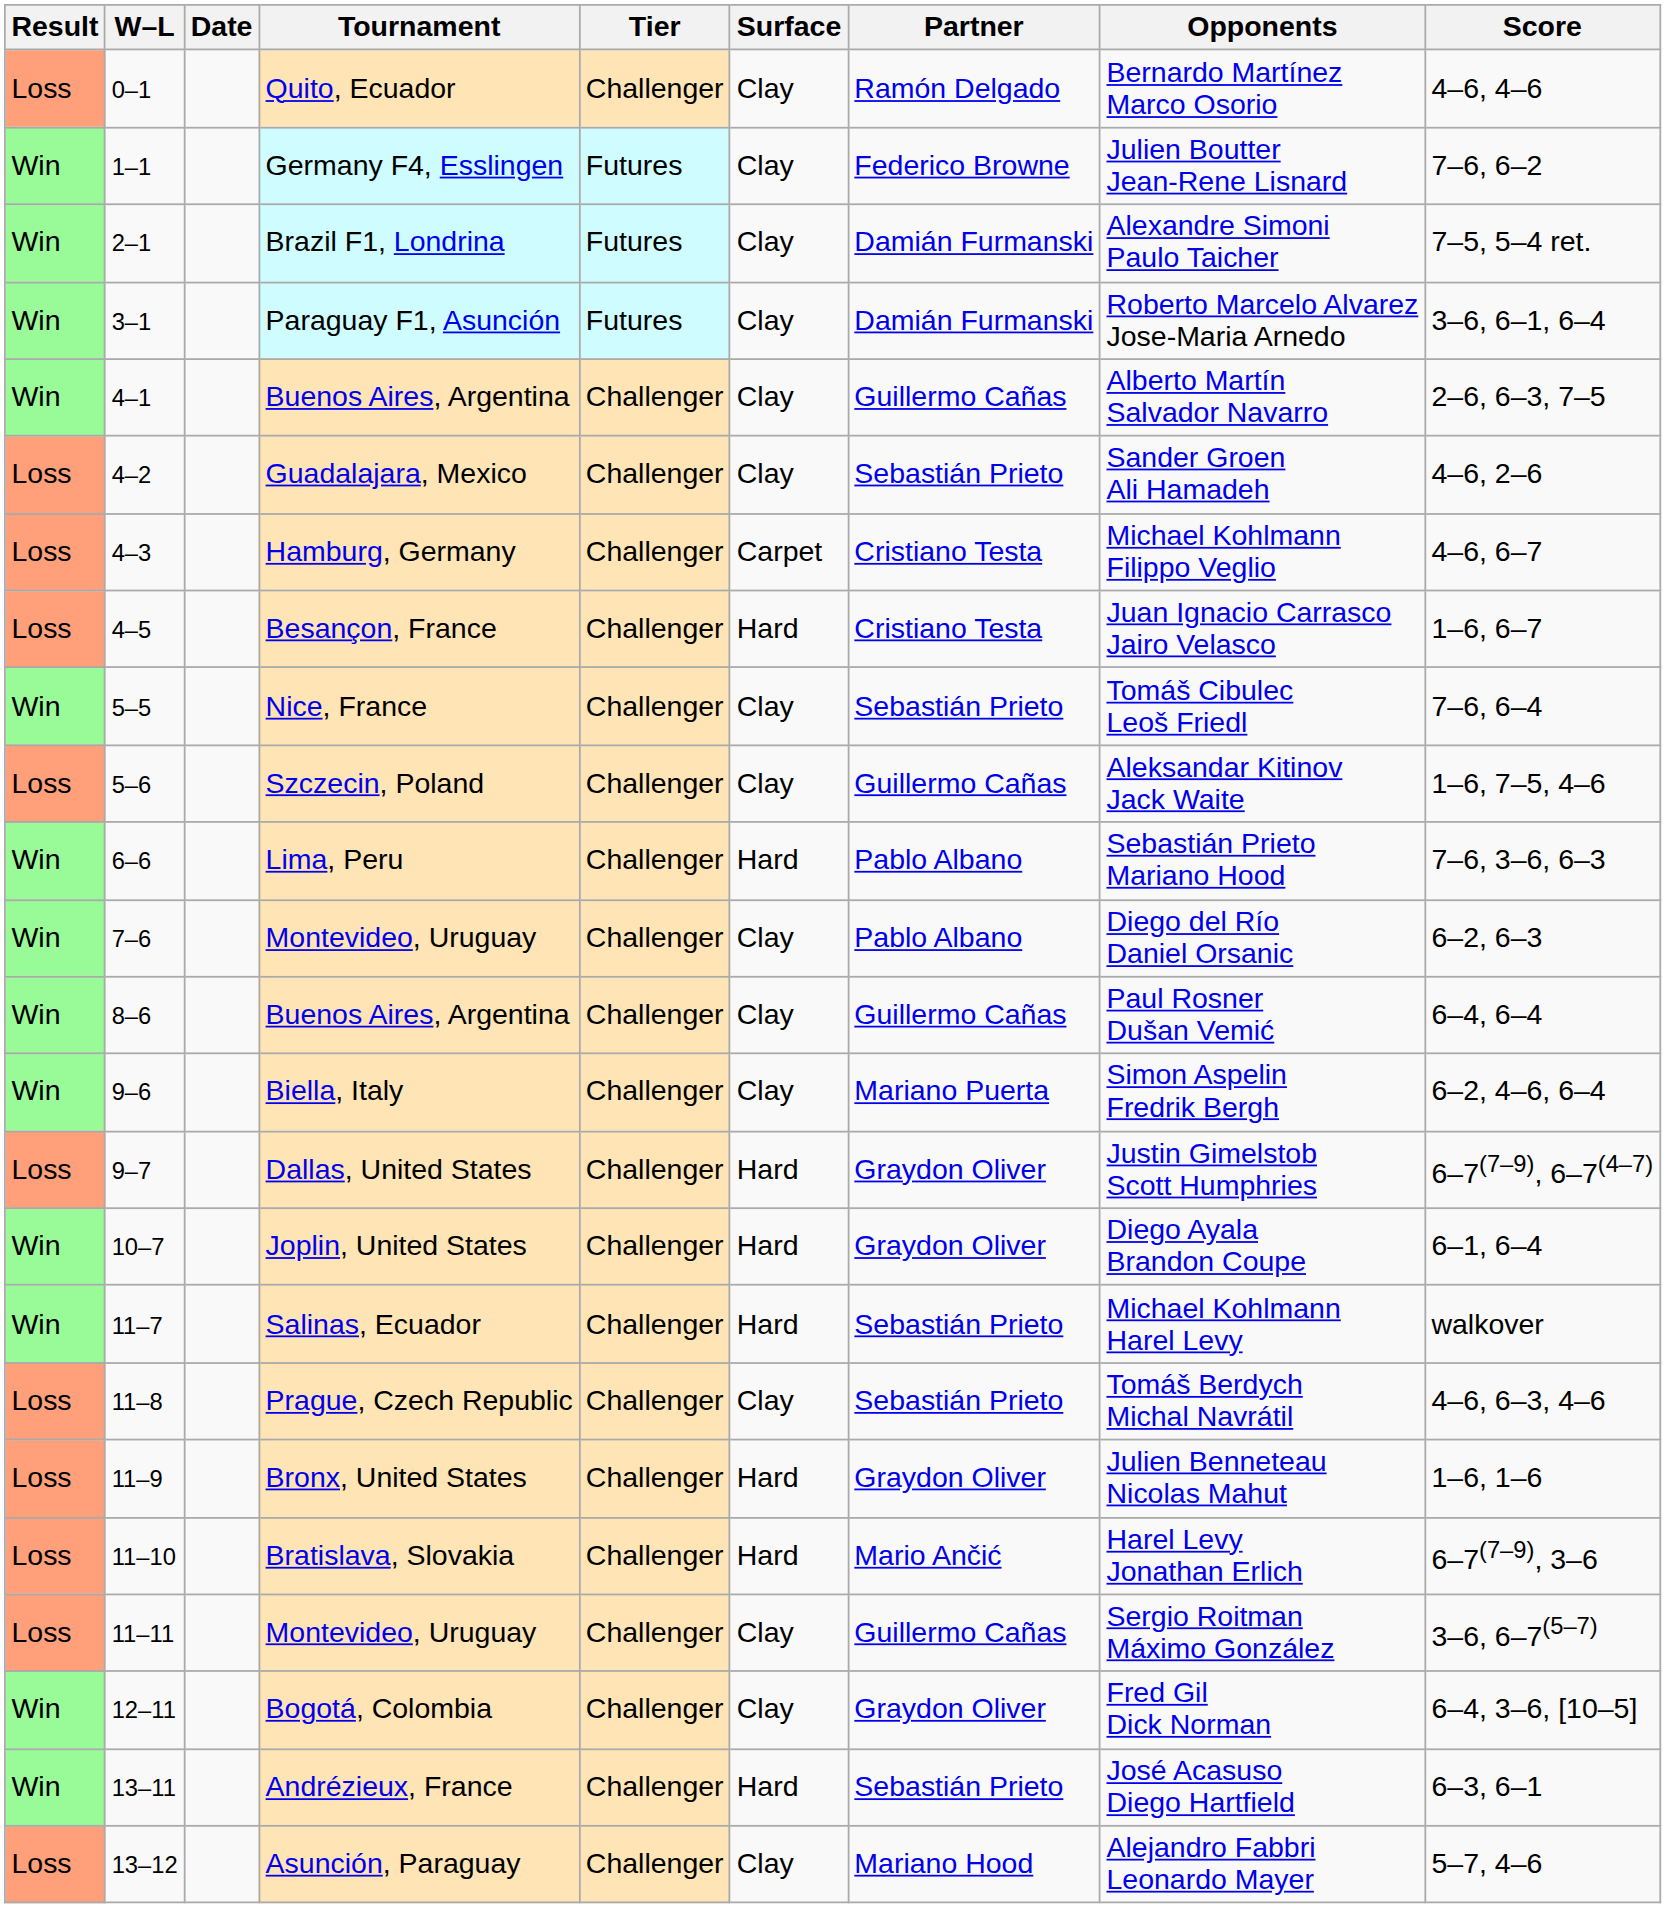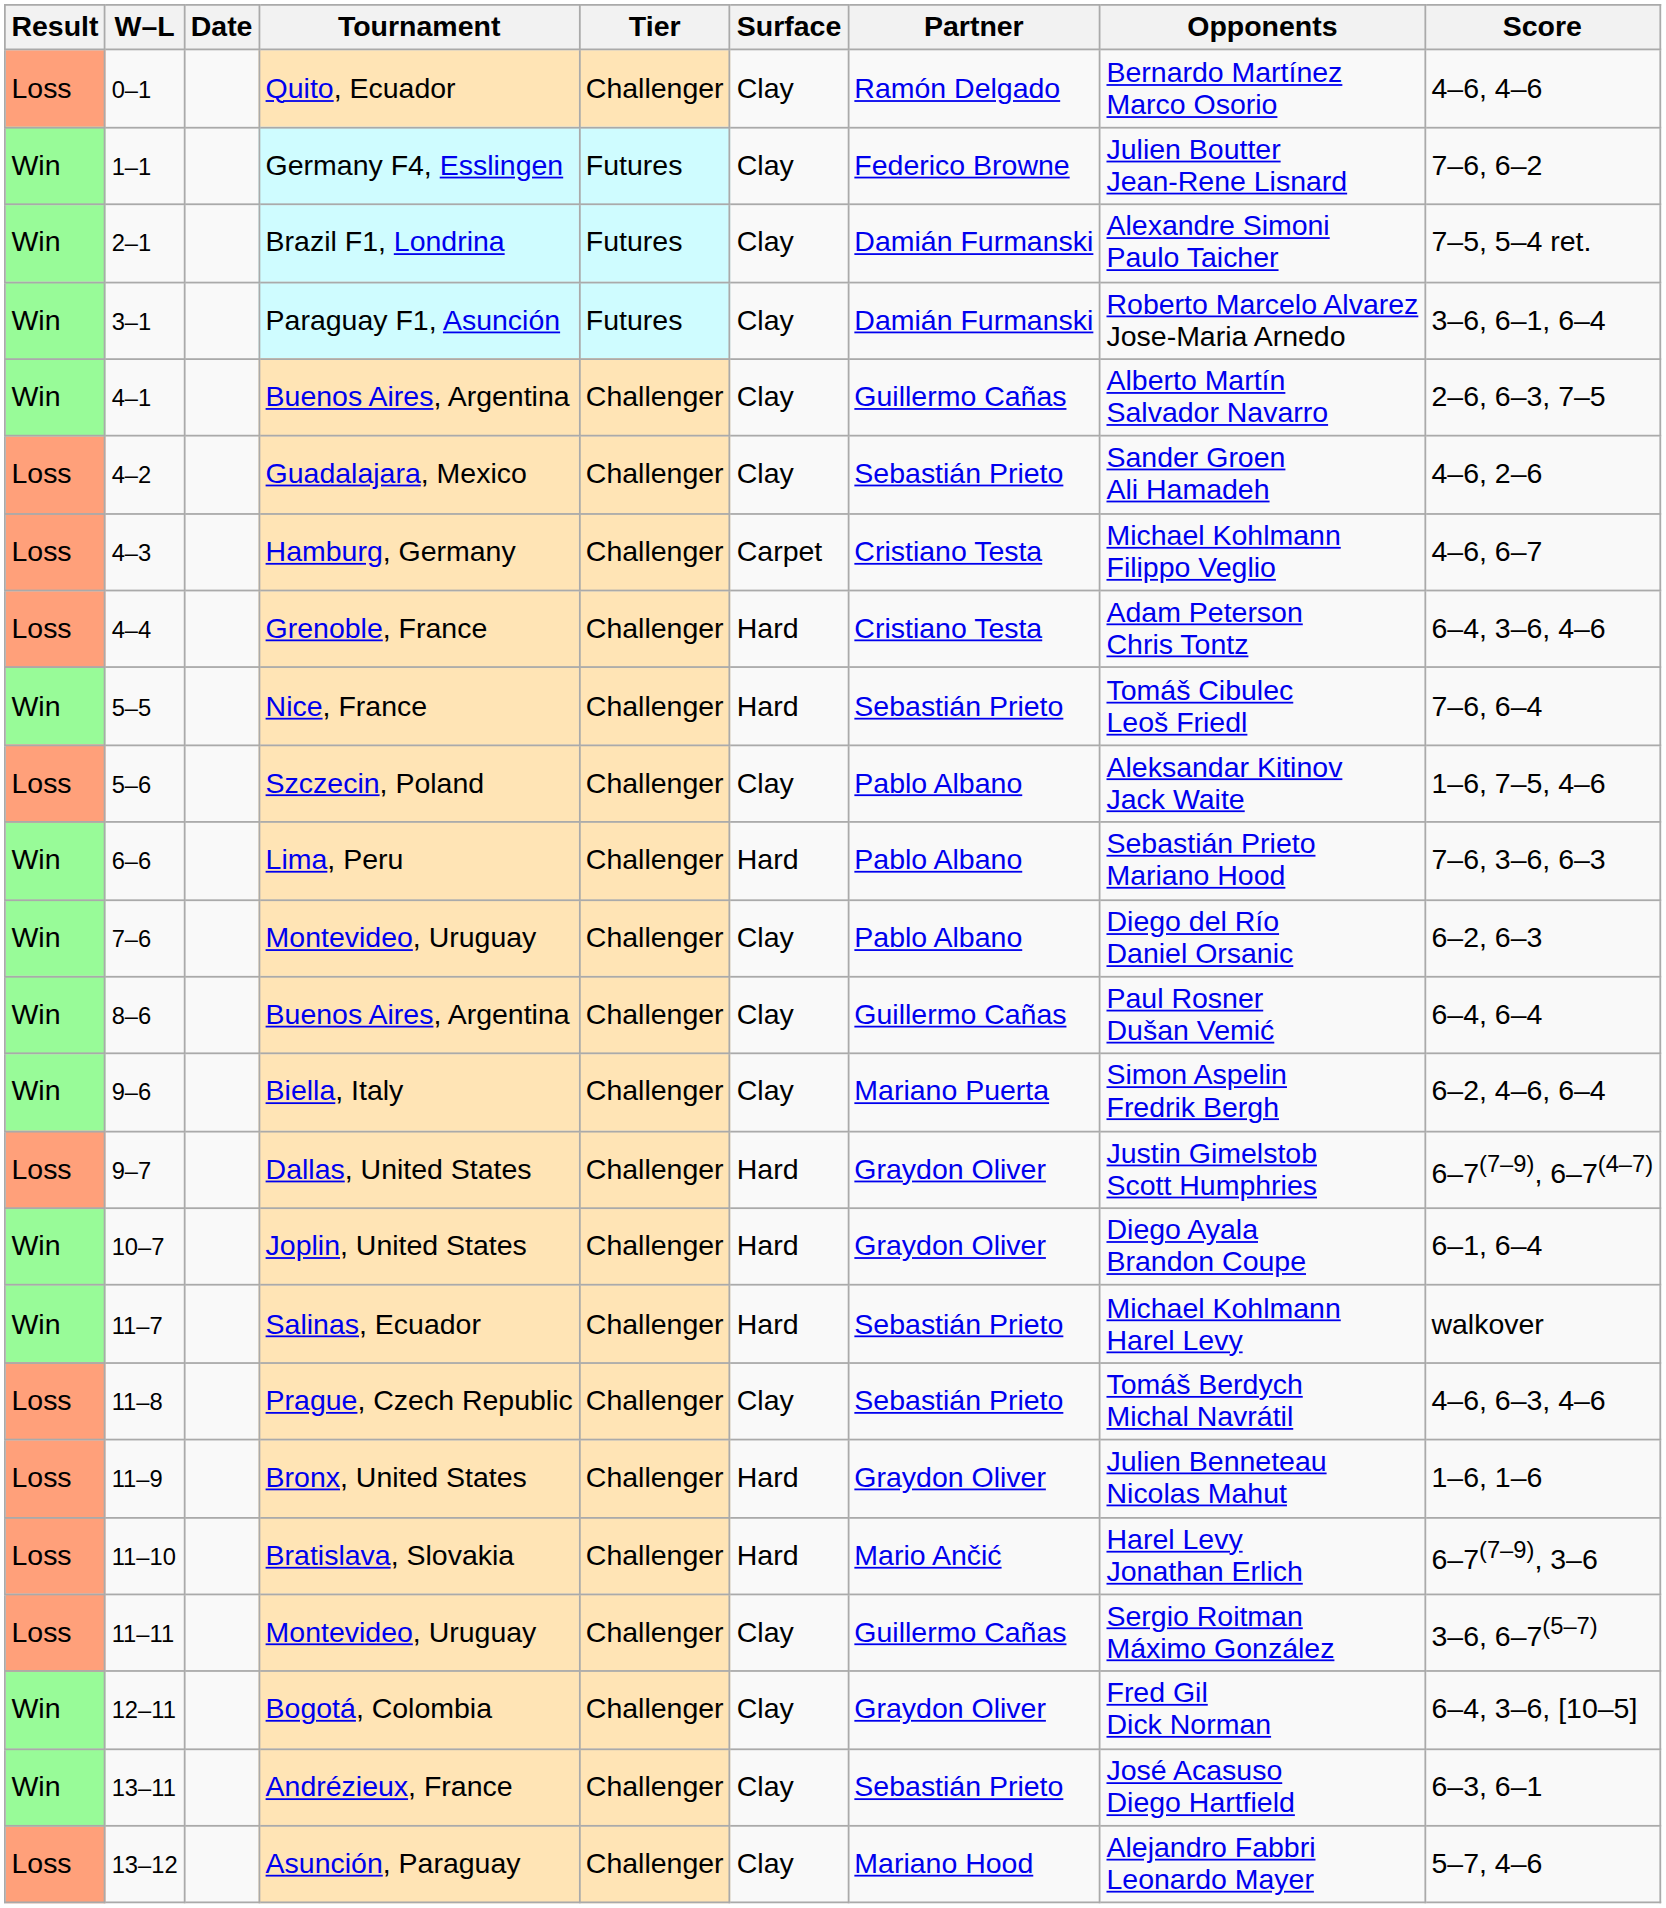+ row: (131, 630)
- row: (131, 630)
(765, 705) Clay -> (768, 705) Hard
(960, 783) Guillermo Cañas -> (938, 783) Pablo Albano
(768, 1786) Hard -> (765, 1786) Clay
